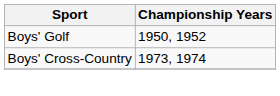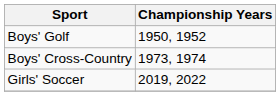+ row: (46, 79)
